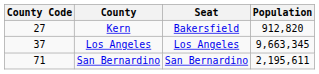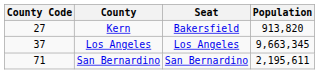(283, 29) 912,820 -> (283, 29) 913,820
